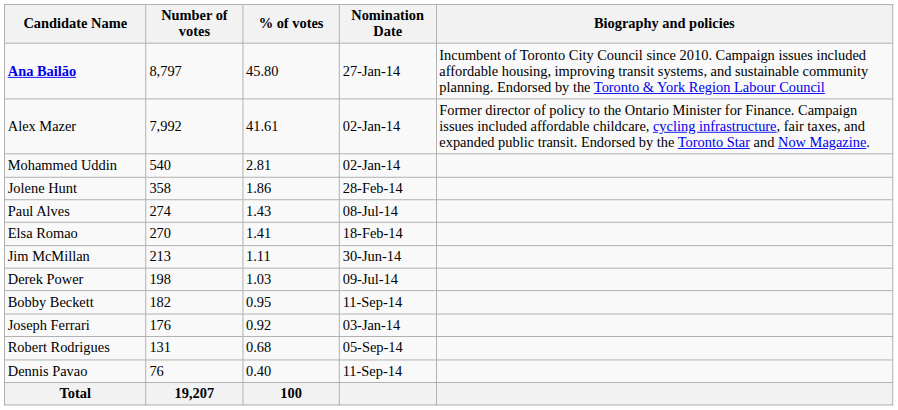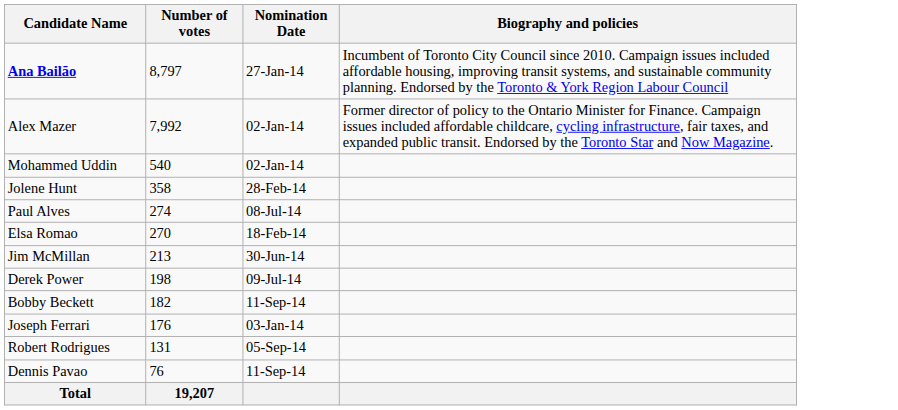- column: (291, 24)
